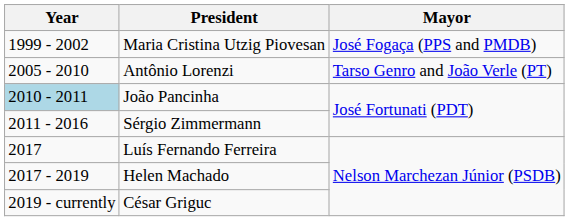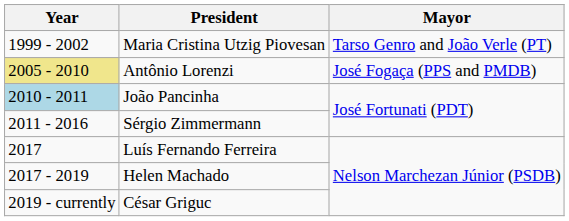(435, 44) José Fogaça (PPS and PMDB) -> (442, 44) Tarso Genro and João Verle (PT)
(49, 70) no background -> (49, 70) khaki background
(442, 70) Tarso Genro and João Verle (PT) -> (435, 70) José Fogaça (PPS and PMDB)
